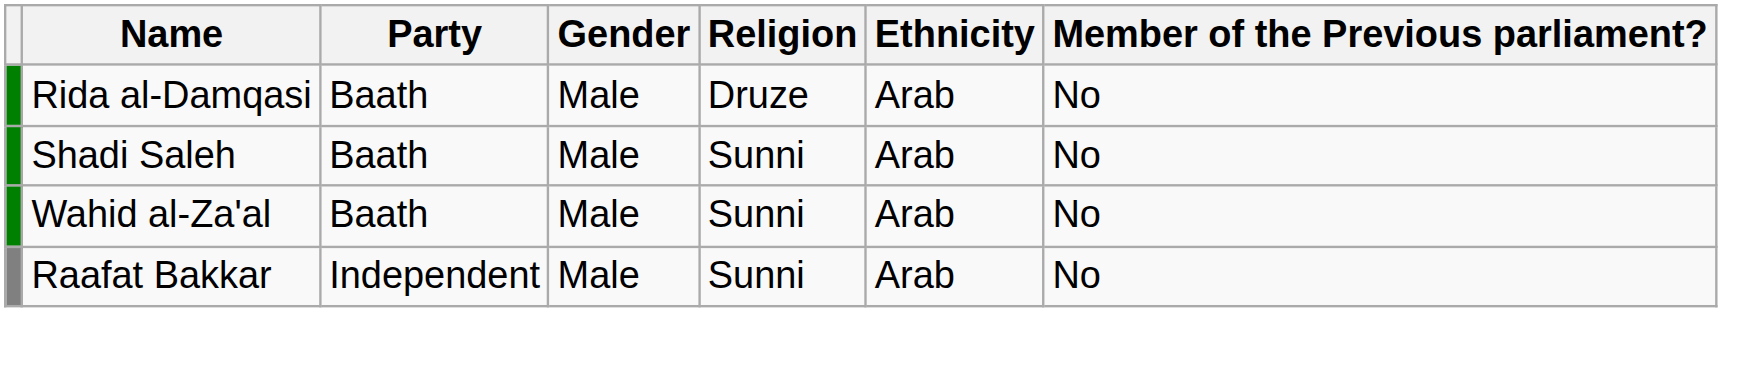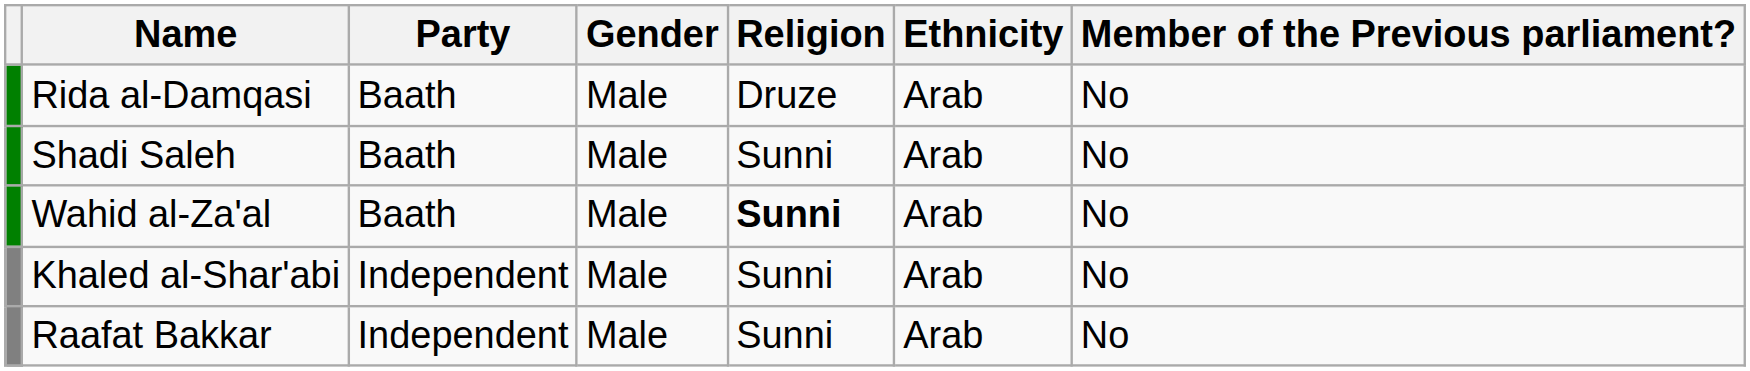(756, 214) normal -> (789, 214) bold
+ row: (186, 275)
